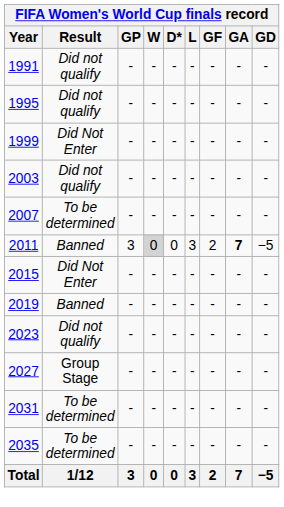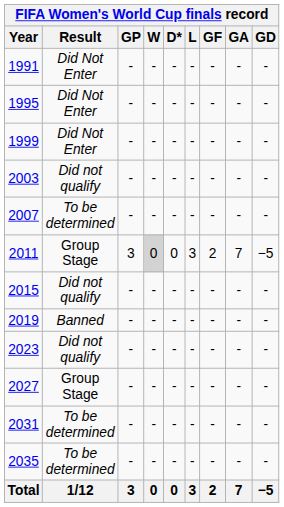(80, 66) Did not qualify -> (80, 66) Did Not Enter
(80, 104) Did not qualify -> (80, 104) Did Not Enter
(80, 245) Banned -> (80, 253) Group Stage
(239, 245) bold -> (239, 253) normal
(80, 275) Did Not Enter -> (80, 290) Did not qualify
